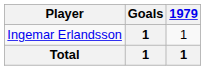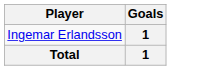- column: (184, 14)
